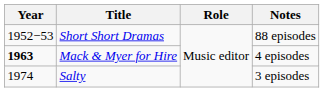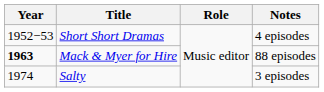(285, 35) 88 episodes -> (282, 35) 4 episodes
(282, 55) 4 episodes -> (285, 55) 88 episodes
